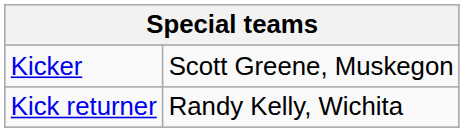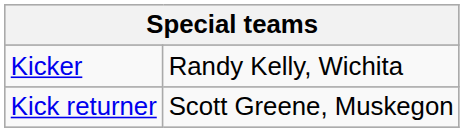(311, 65) Scott Greene, Muskegon -> (286, 65) Randy Kelly, Wichita
(286, 106) Randy Kelly, Wichita -> (311, 106) Scott Greene, Muskegon
